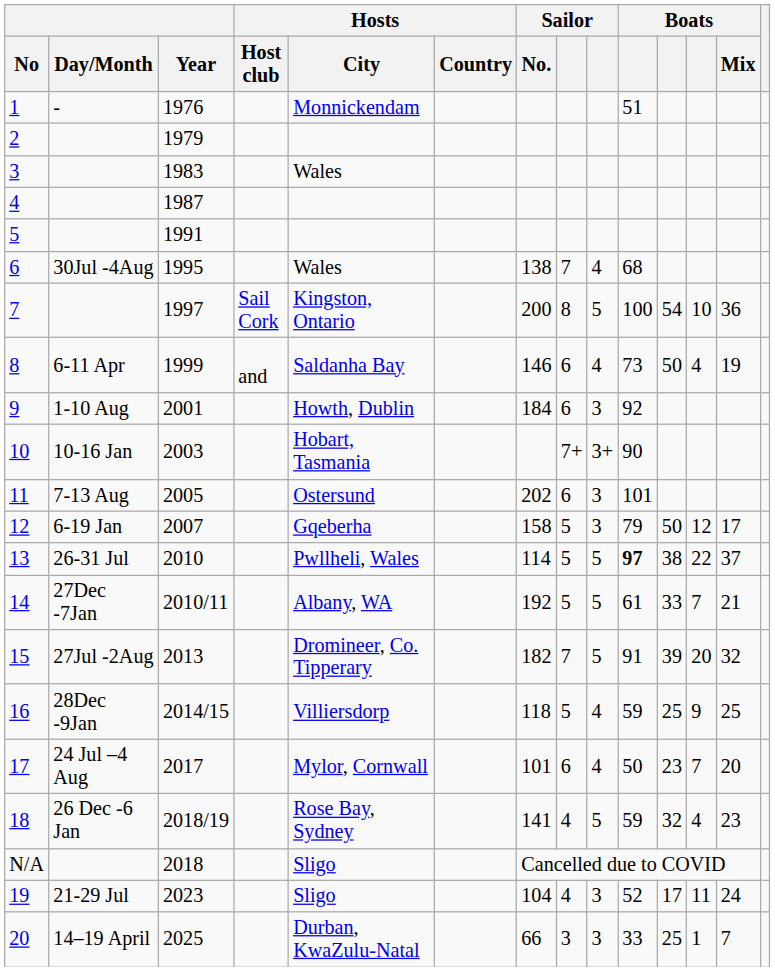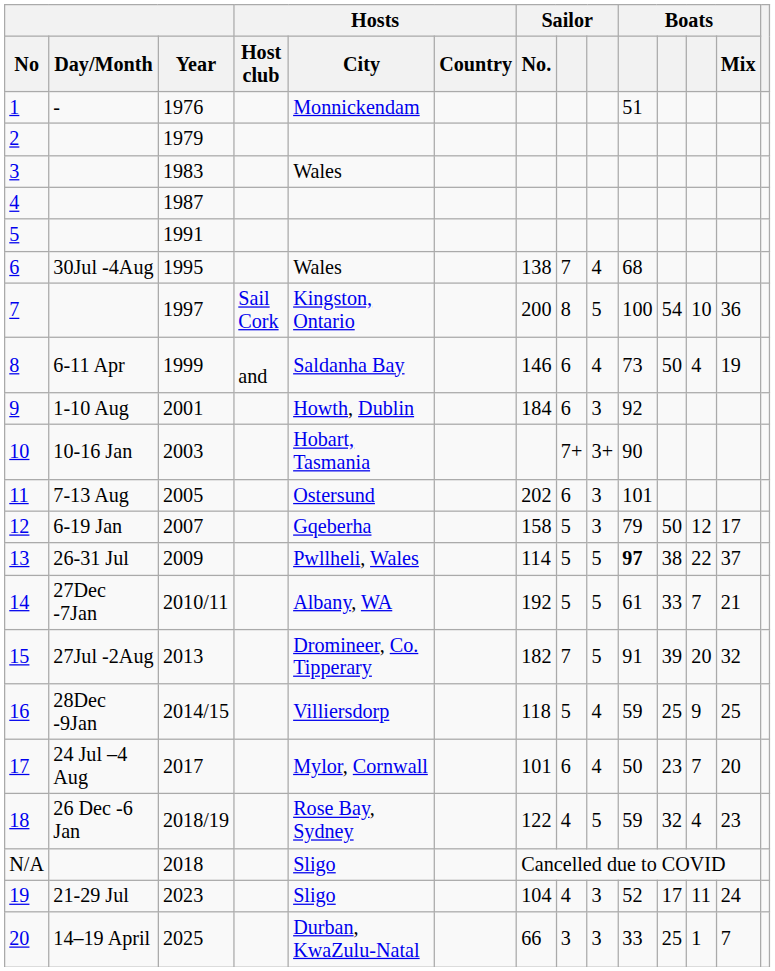(183, 558) 2010 -> (183, 558) 2009
(536, 820) 141 -> (536, 820) 122
